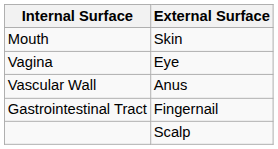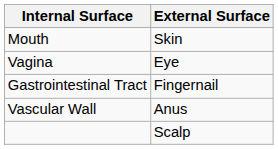rows swapped: (77, 109) <-> (52, 86)
